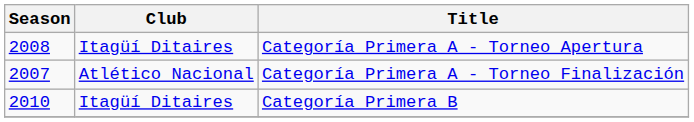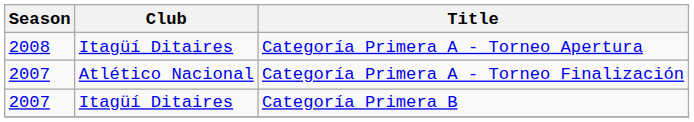(29, 103) 2010 -> (29, 103) 2007
